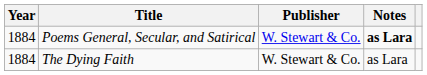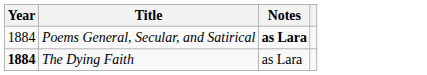- column: (311, 15)
(22, 59) normal -> (22, 59) bold
